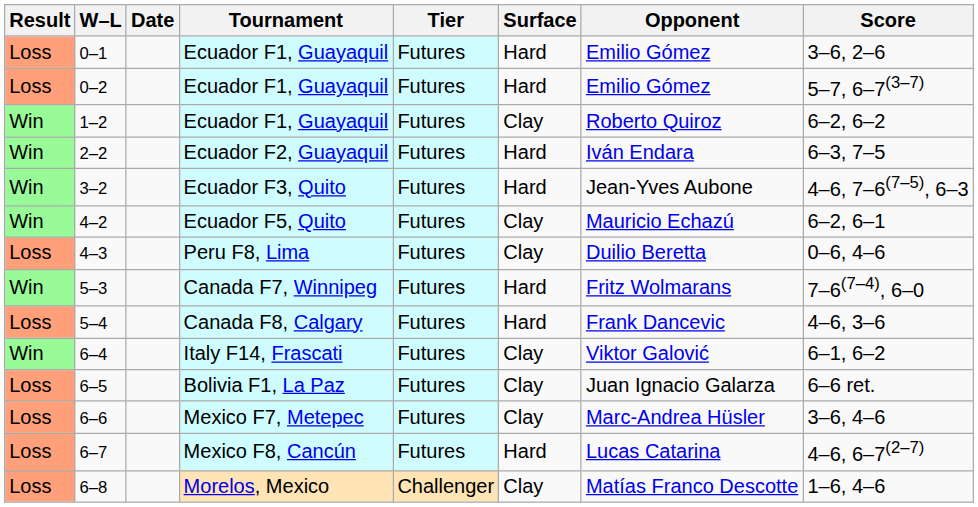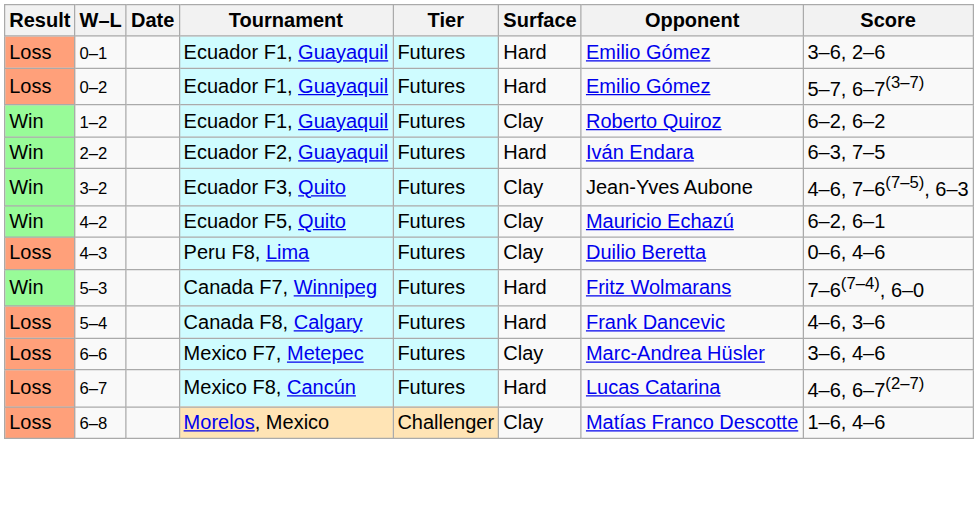(525, 187) Hard -> (523, 187) Clay
- row: (93, 355)
- row: (93, 386)
